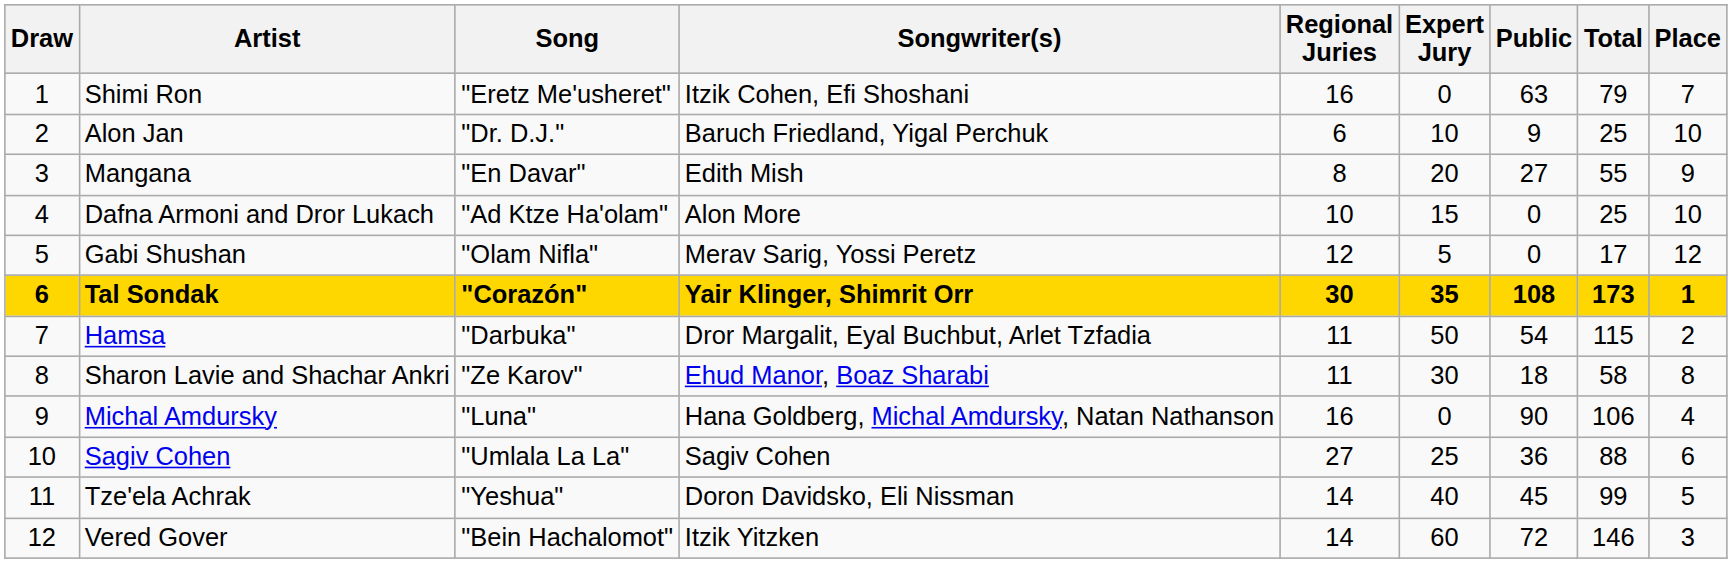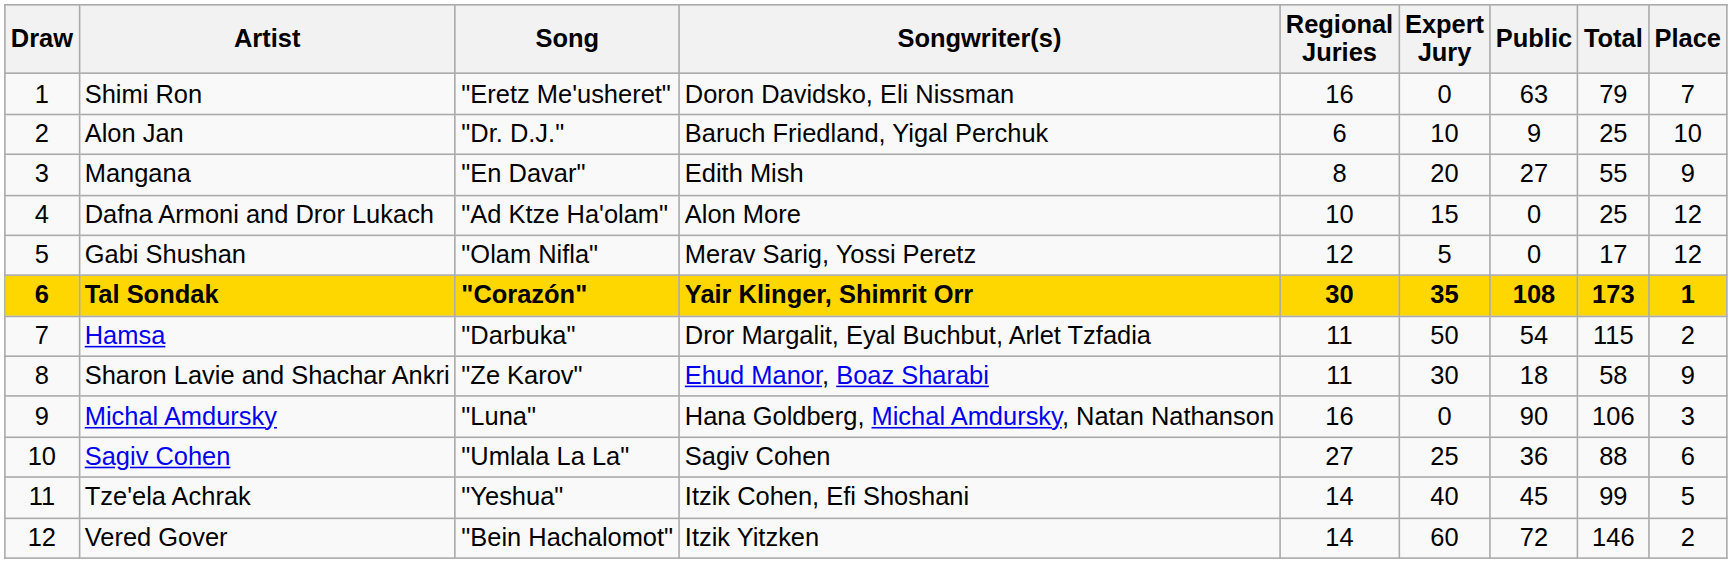(827, 93) Itzik Cohen, Efi Shoshani -> (850, 93) Doron Davidsko, Eli Nissman
(1688, 214) 10 -> (1688, 214) 12
(1688, 376) 8 -> (1688, 376) 9
(1688, 416) 4 -> (1688, 416) 3
(850, 497) Doron Davidsko, Eli Nissman -> (827, 497) Itzik Cohen, Efi Shoshani
(1688, 537) 3 -> (1688, 537) 2
